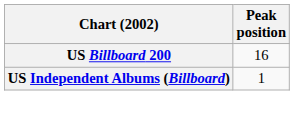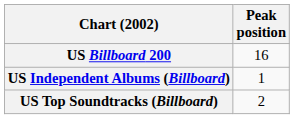+ row: (119, 101)
